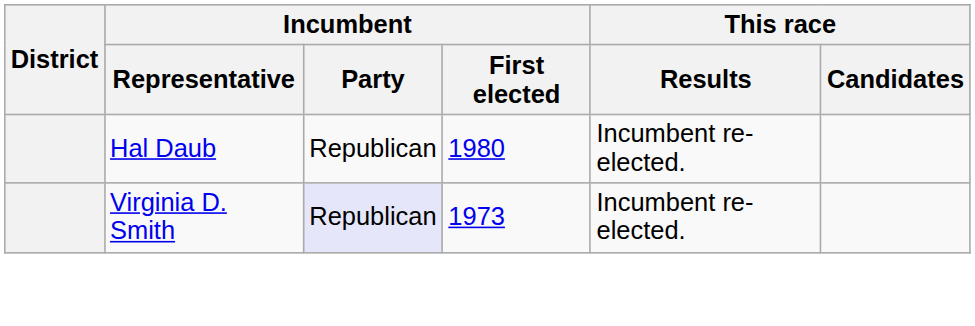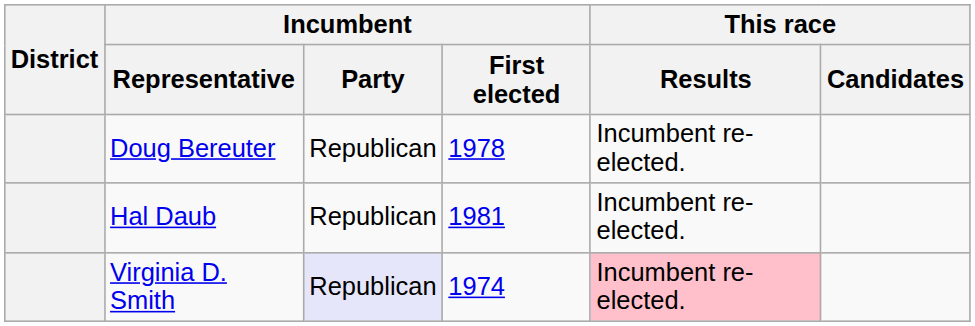+ row: (193, 148)
(477, 148) 1980 -> (477, 217) 1981
(477, 217) 1973 -> (477, 286) 1974
(675, 217) no background -> (675, 286) pink background
